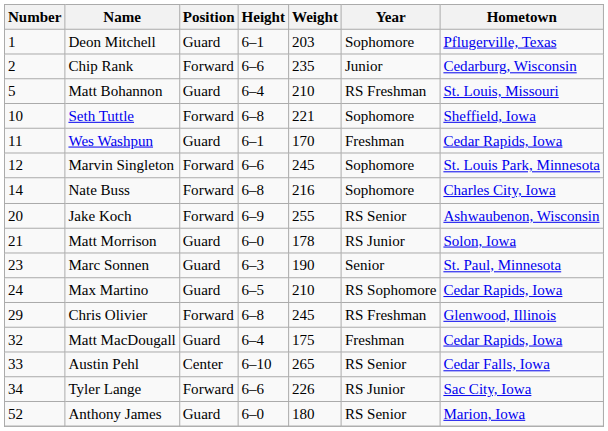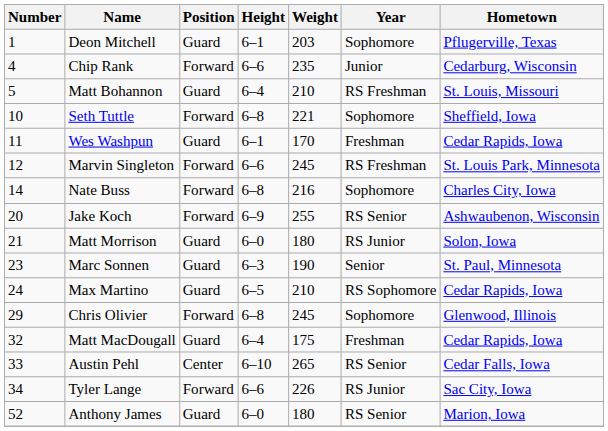(12, 66) 2 -> (12, 66) 4
(380, 165) Sophomore -> (386, 165) RS Freshman
(303, 240) 178 -> (303, 240) 180
(386, 314) RS Freshman -> (380, 314) Sophomore
